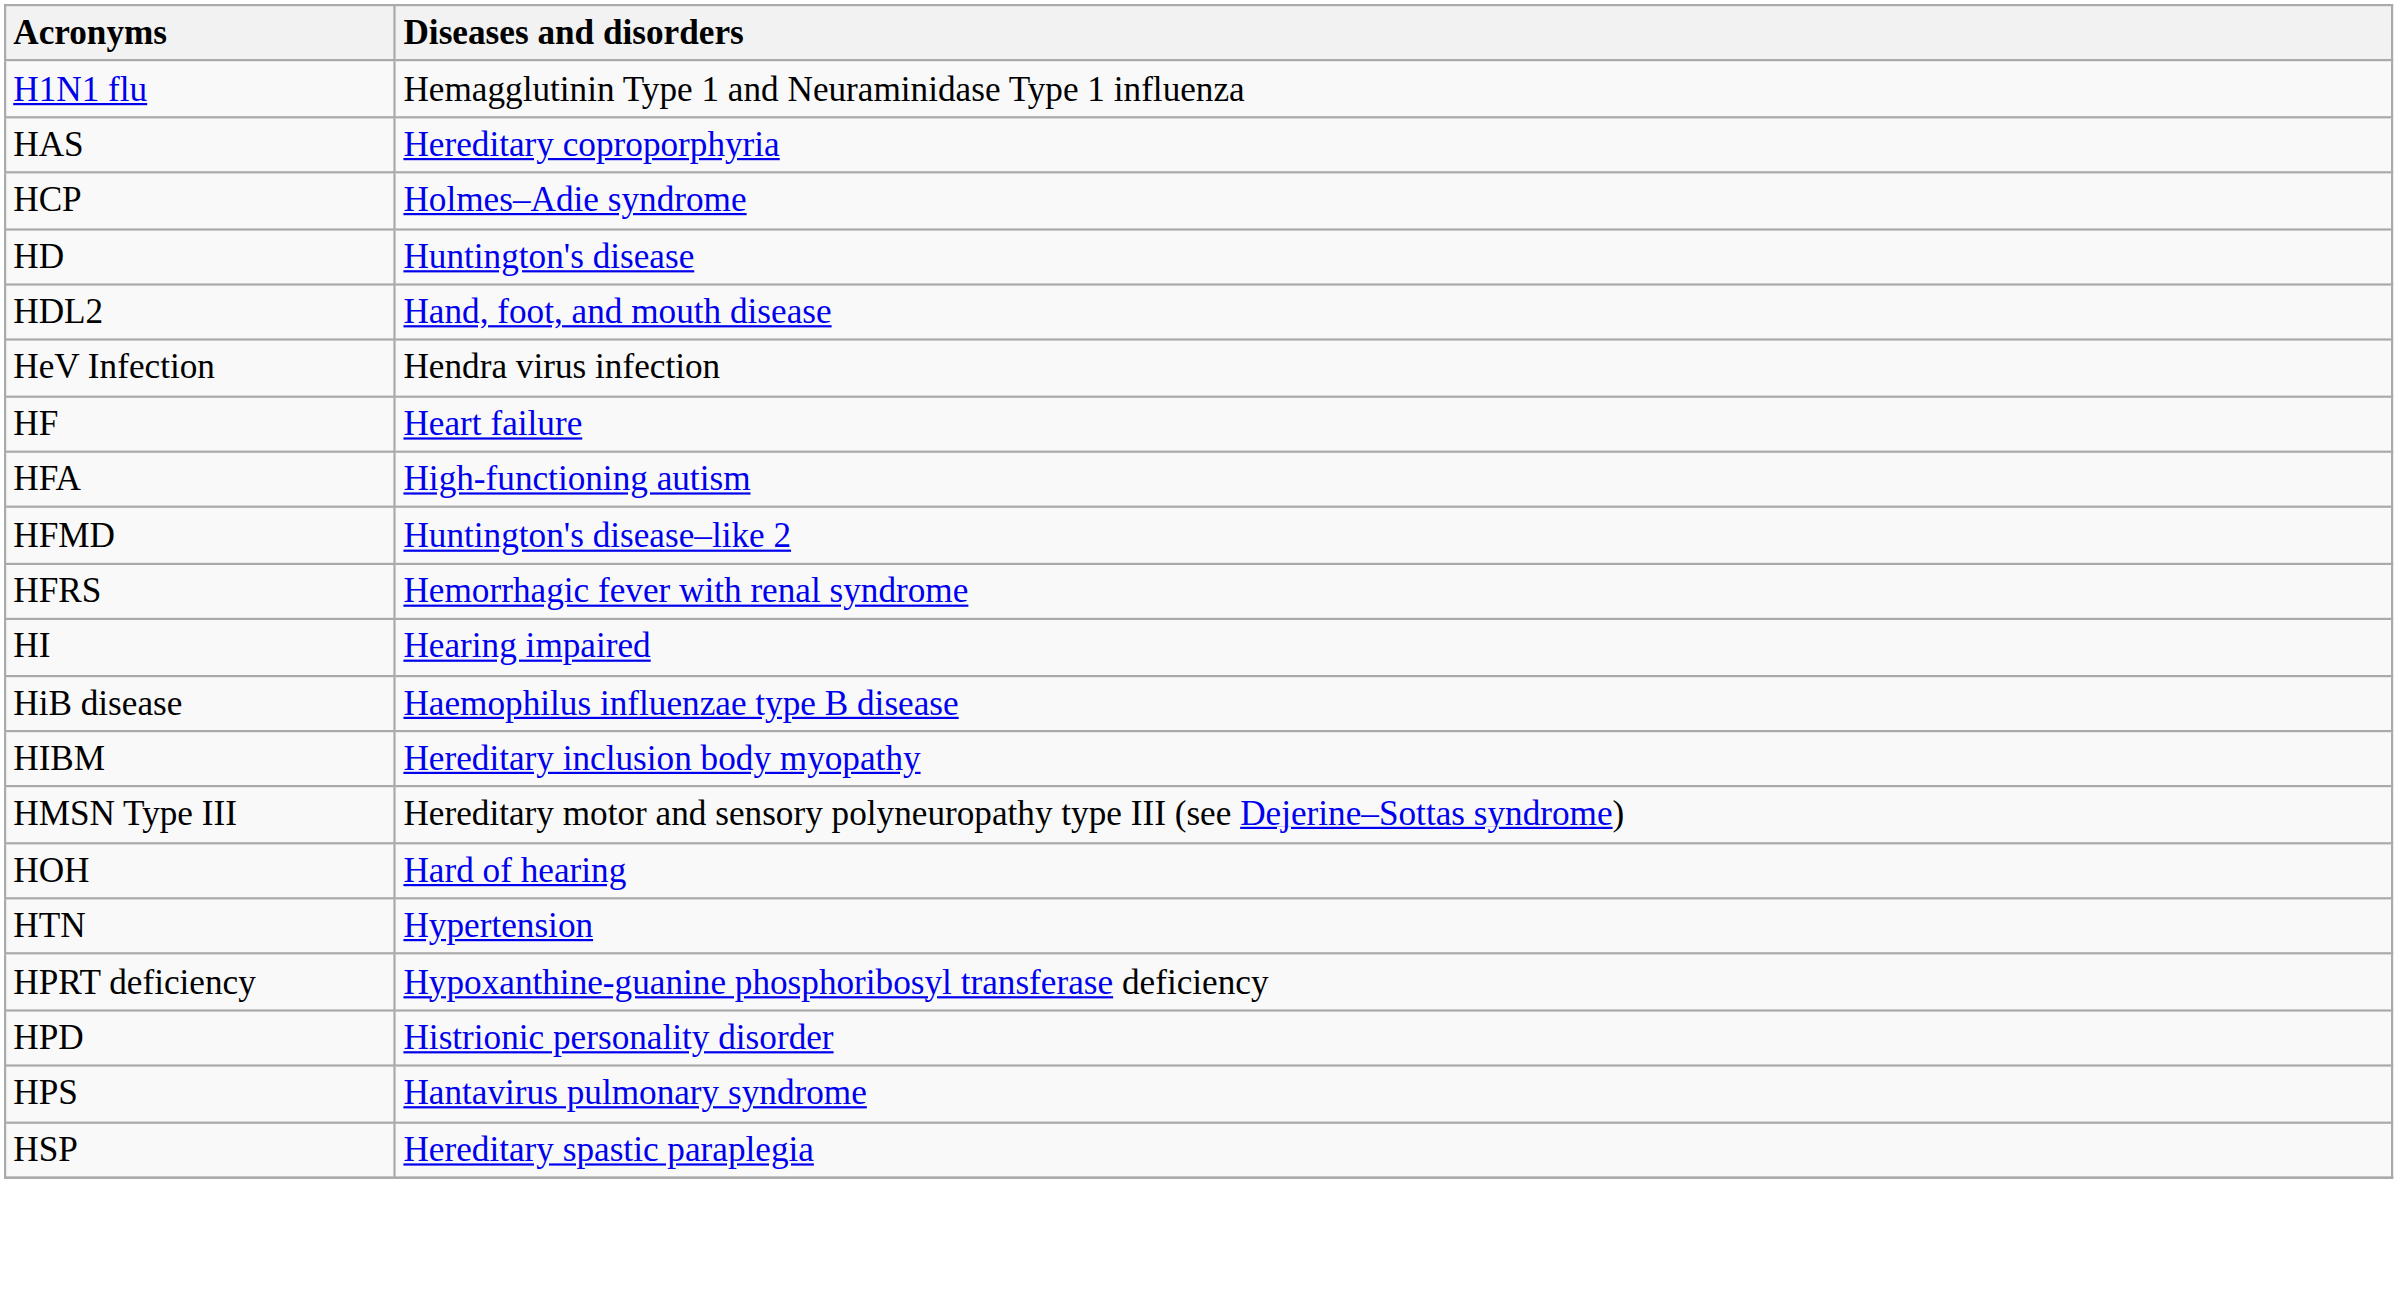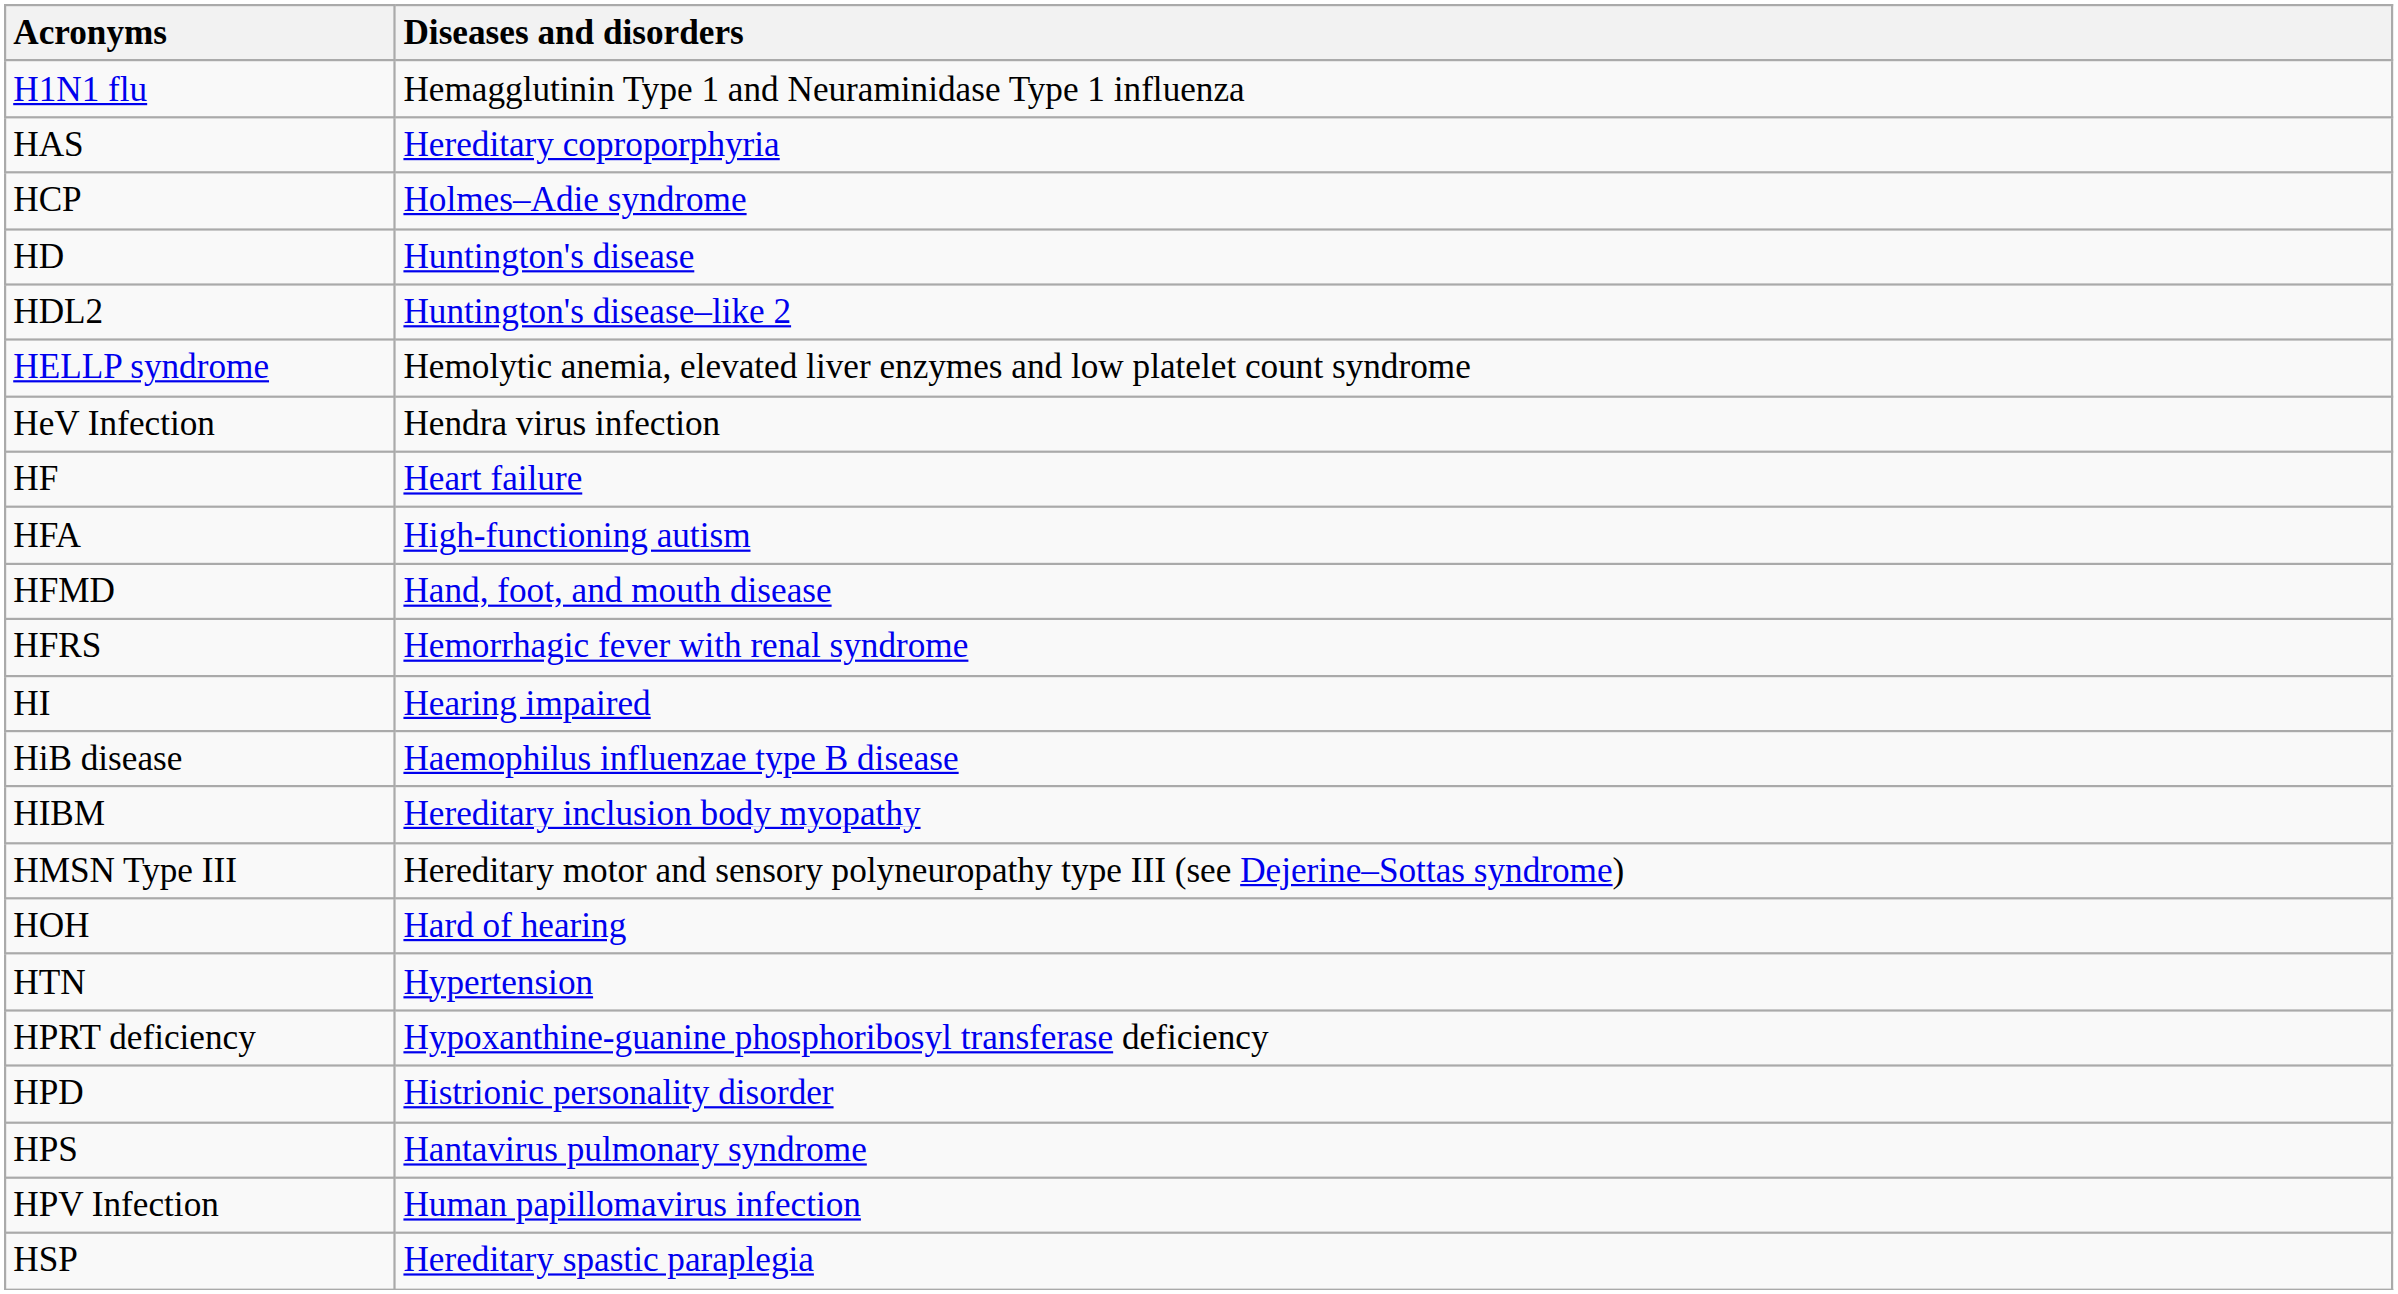(618, 311) Hand, foot, and mouth disease -> (597, 311) Huntington's disease–like 2
+ row: (141, 367)
(597, 534) Huntington's disease–like 2 -> (618, 590) Hand, foot, and mouth disease
+ row: (116, 1204)
